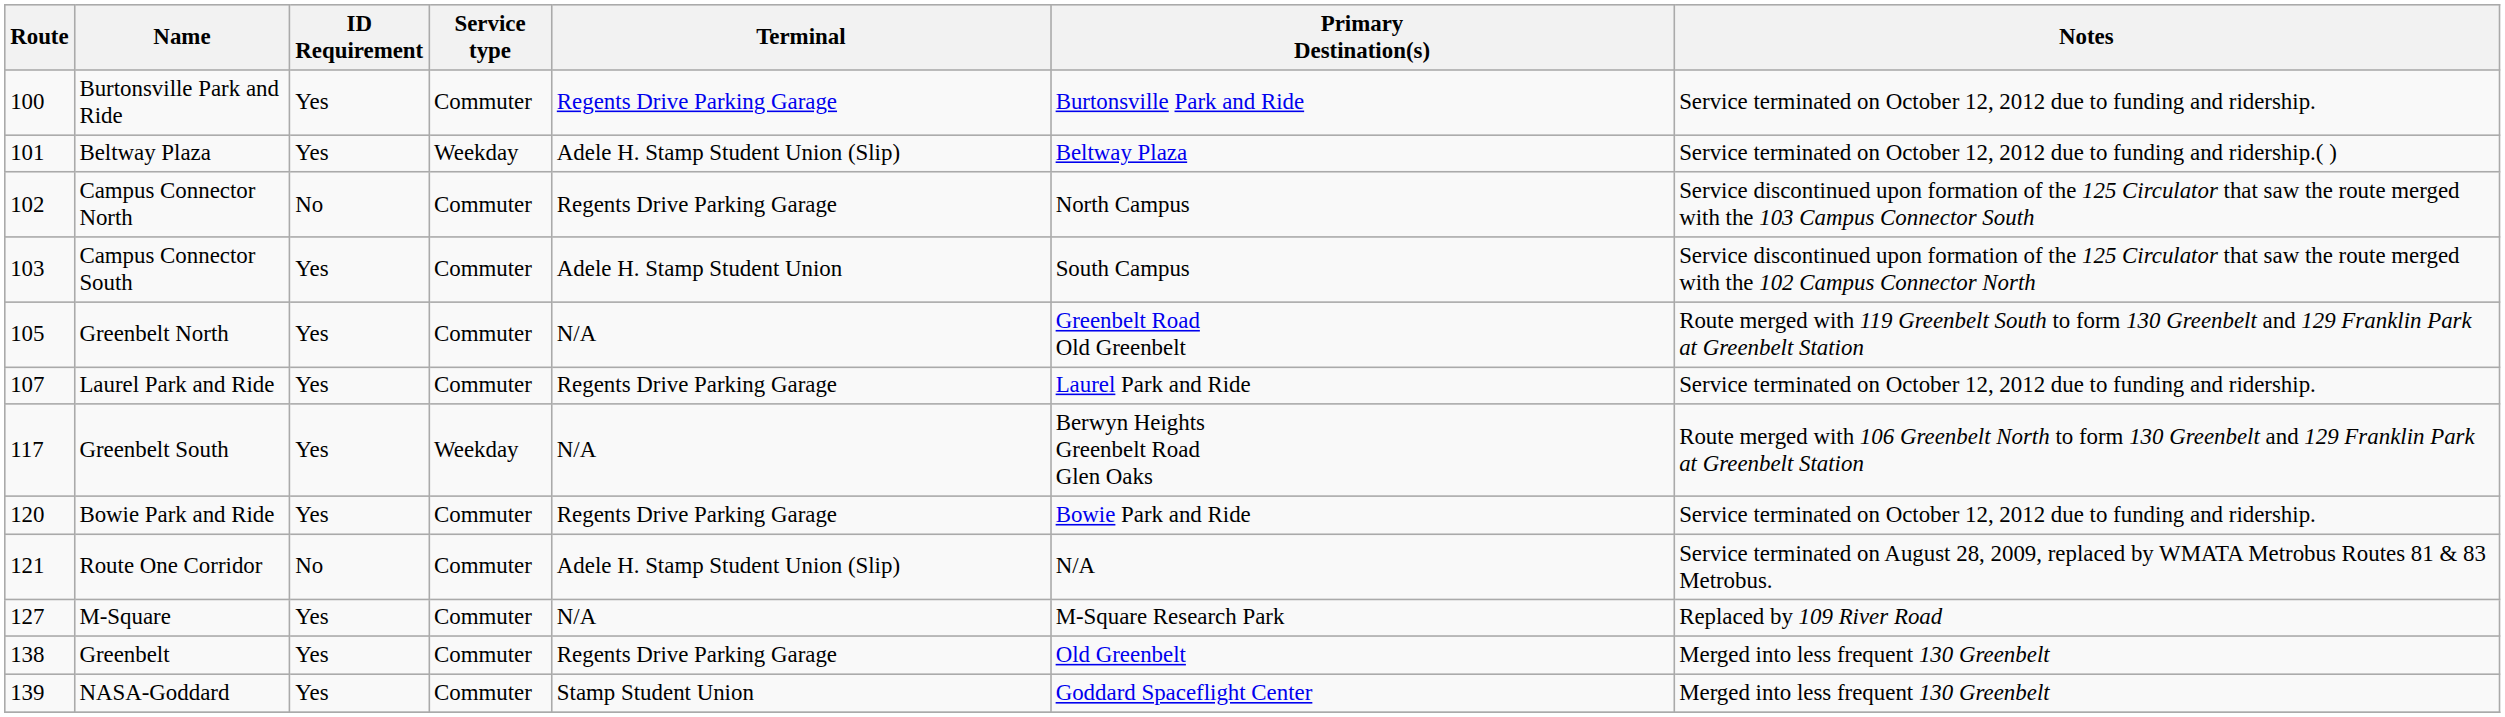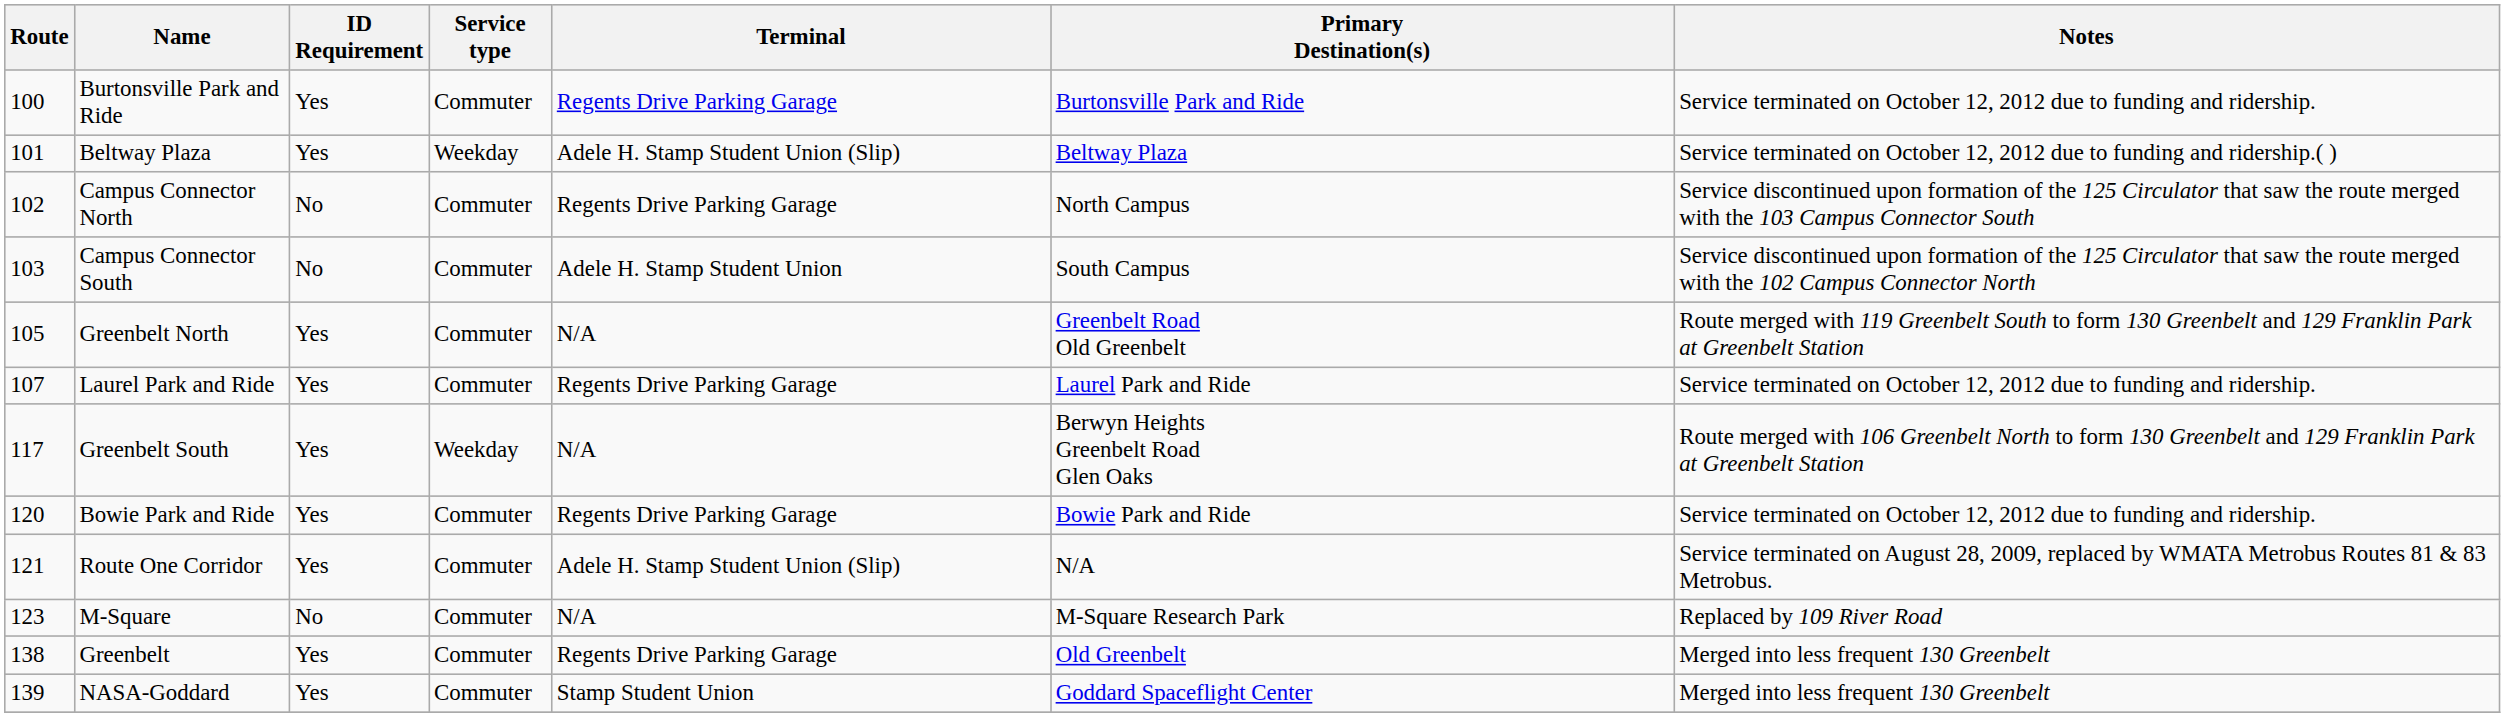(312, 269) Yes -> (309, 269) No
(309, 566) No -> (312, 566) Yes
(27, 617) 127 -> (27, 617) 123
(312, 617) Yes -> (309, 617) No
